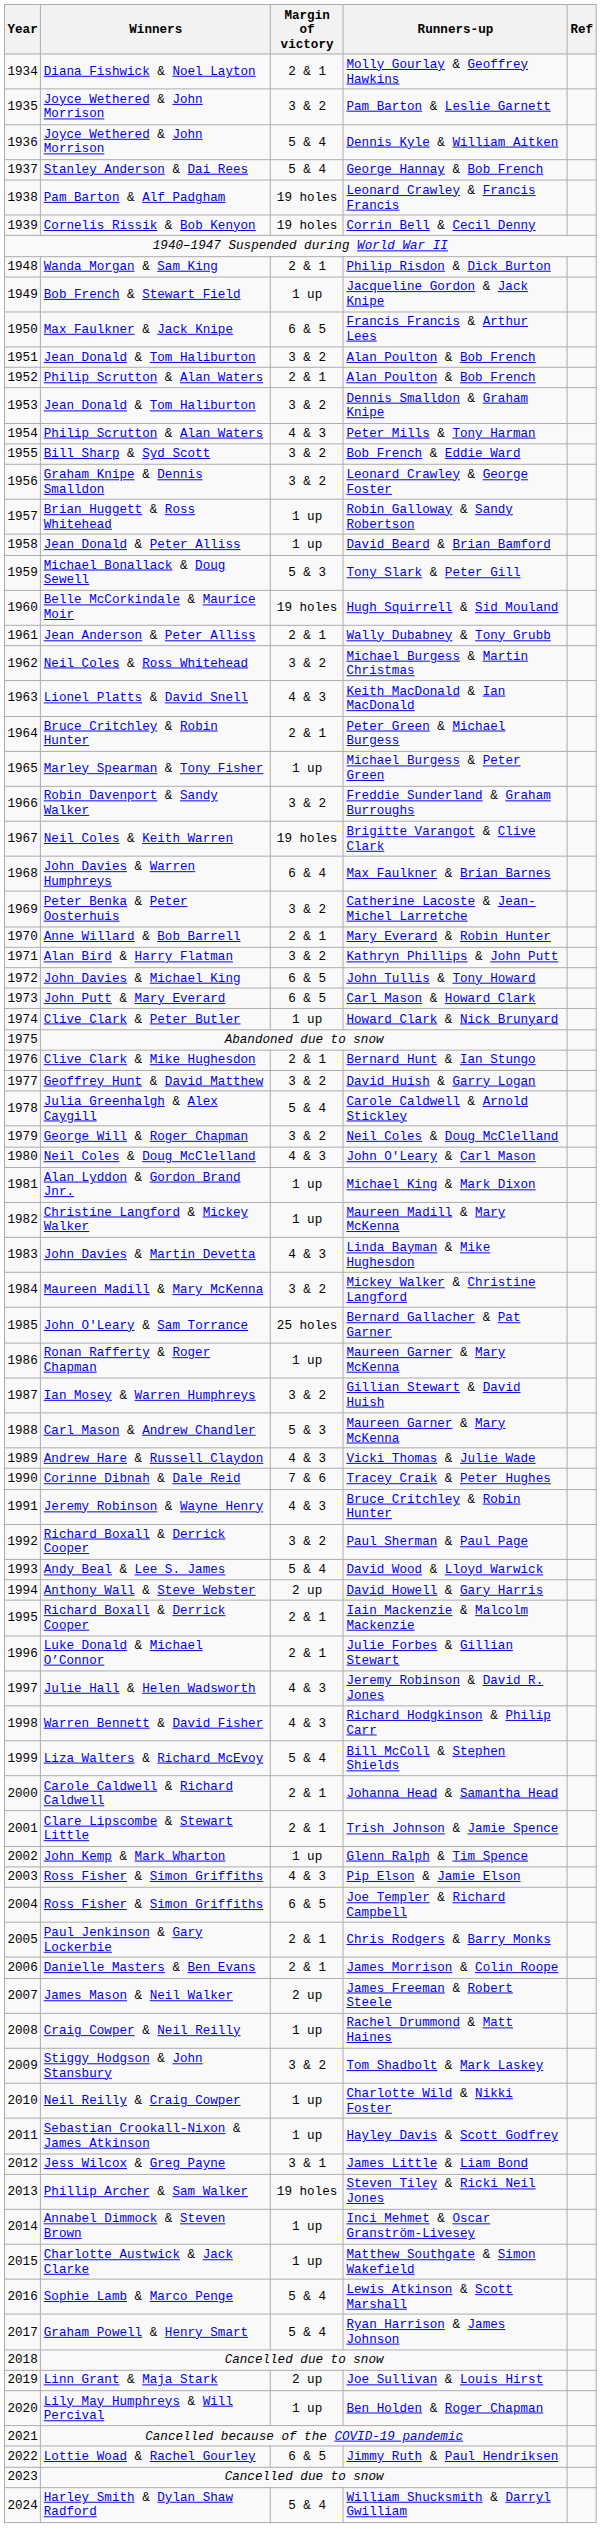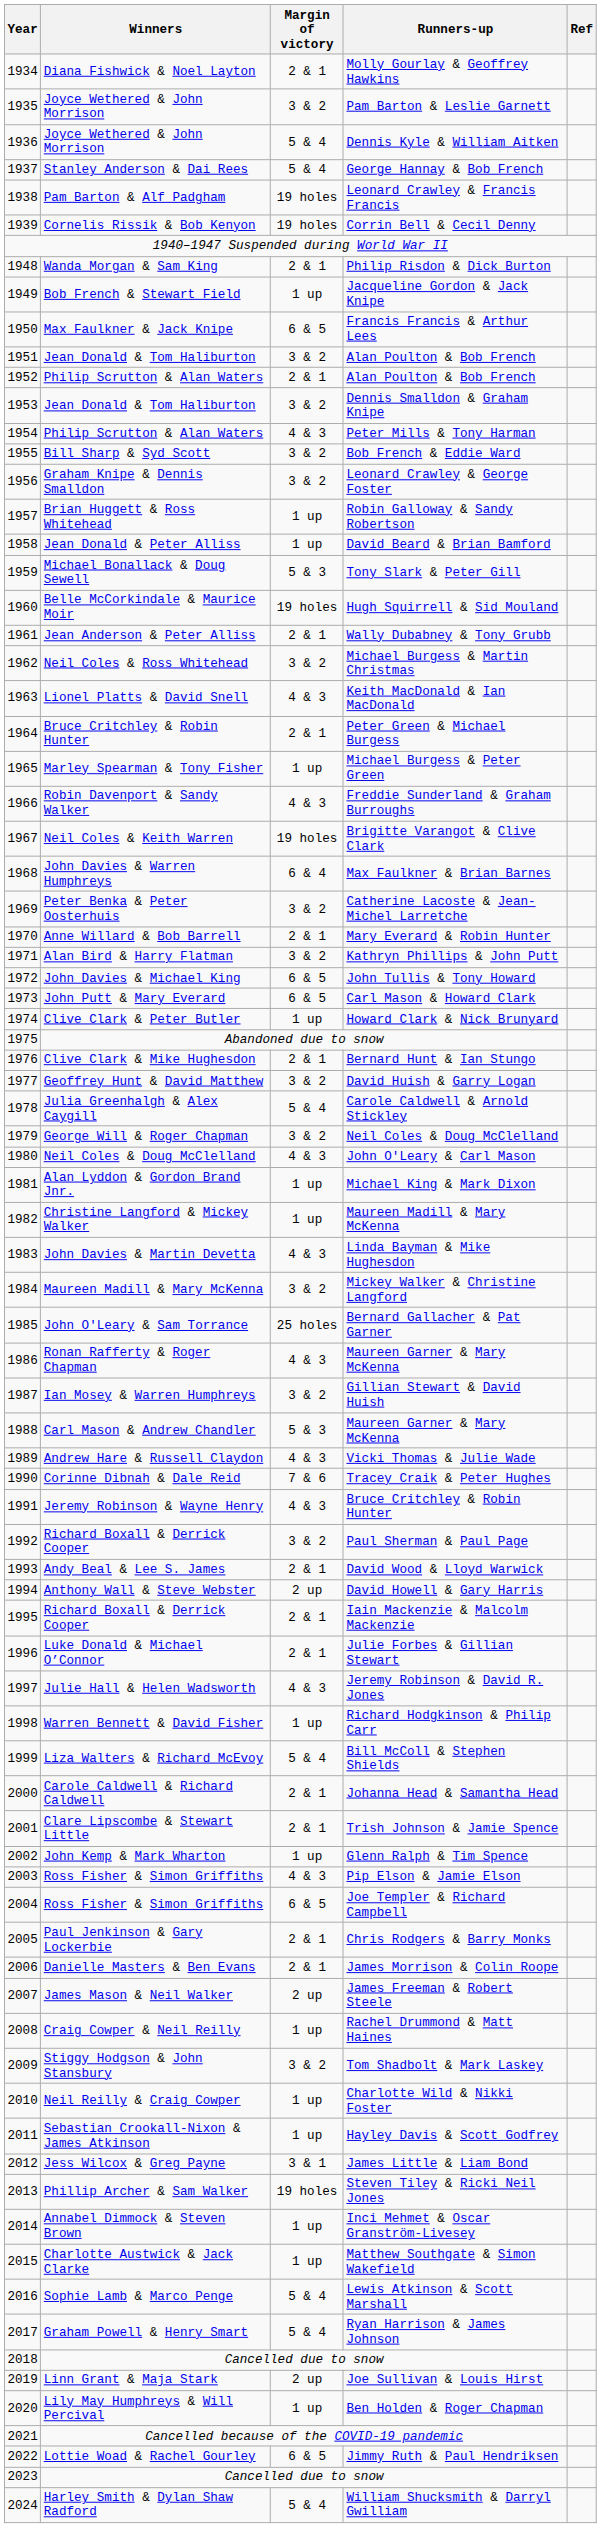(307, 804) 3 & 2 -> (307, 804) 4 & 3
(307, 1360) 1 up -> (307, 1360) 4 & 3
(307, 1570) 5 & 4 -> (307, 1570) 2 & 1
(307, 1723) 4 & 3 -> (307, 1723) 1 up
